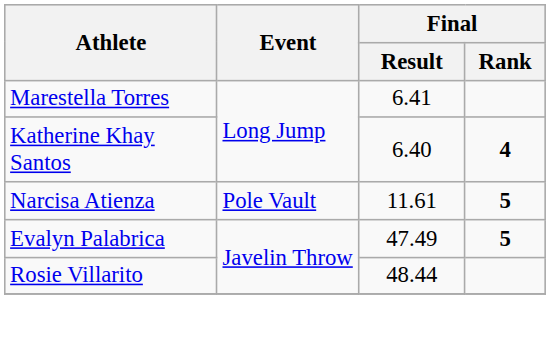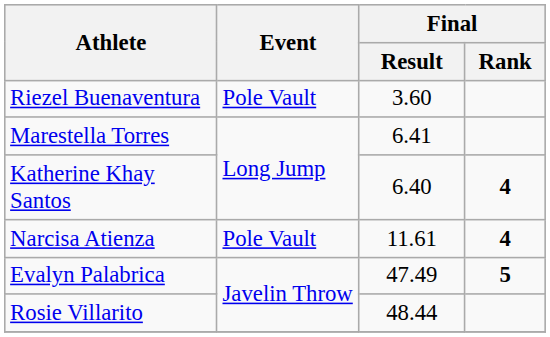+ row: (105, 98)
(505, 200) 5 -> (505, 238) 4
